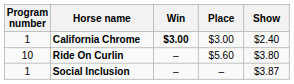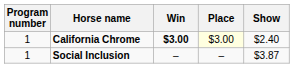(221, 40) no background -> (221, 40) lightyellow background
- row: (88, 56)
